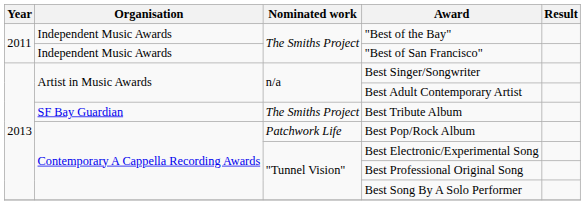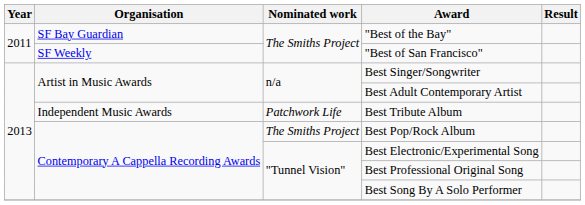(105, 33) Independent Music Awards -> (80, 33) SF Bay Guardian
(105, 53) Independent Music Awards -> (64, 53) SF Weekly
(80, 111) SF Bay Guardian -> (105, 111) Independent Music Awards
(313, 111) The Smiths Project -> (304, 111) Patchwork Life
(304, 131) Patchwork Life -> (313, 131) The Smiths Project
